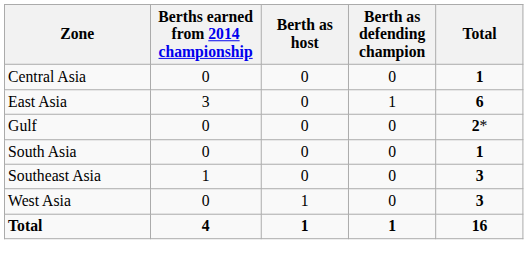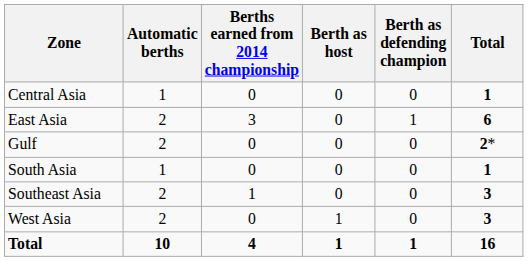+ column: (162, 43)
